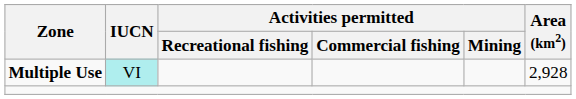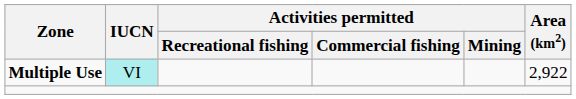(548, 72) 2,928 -> (548, 72) 2,922
